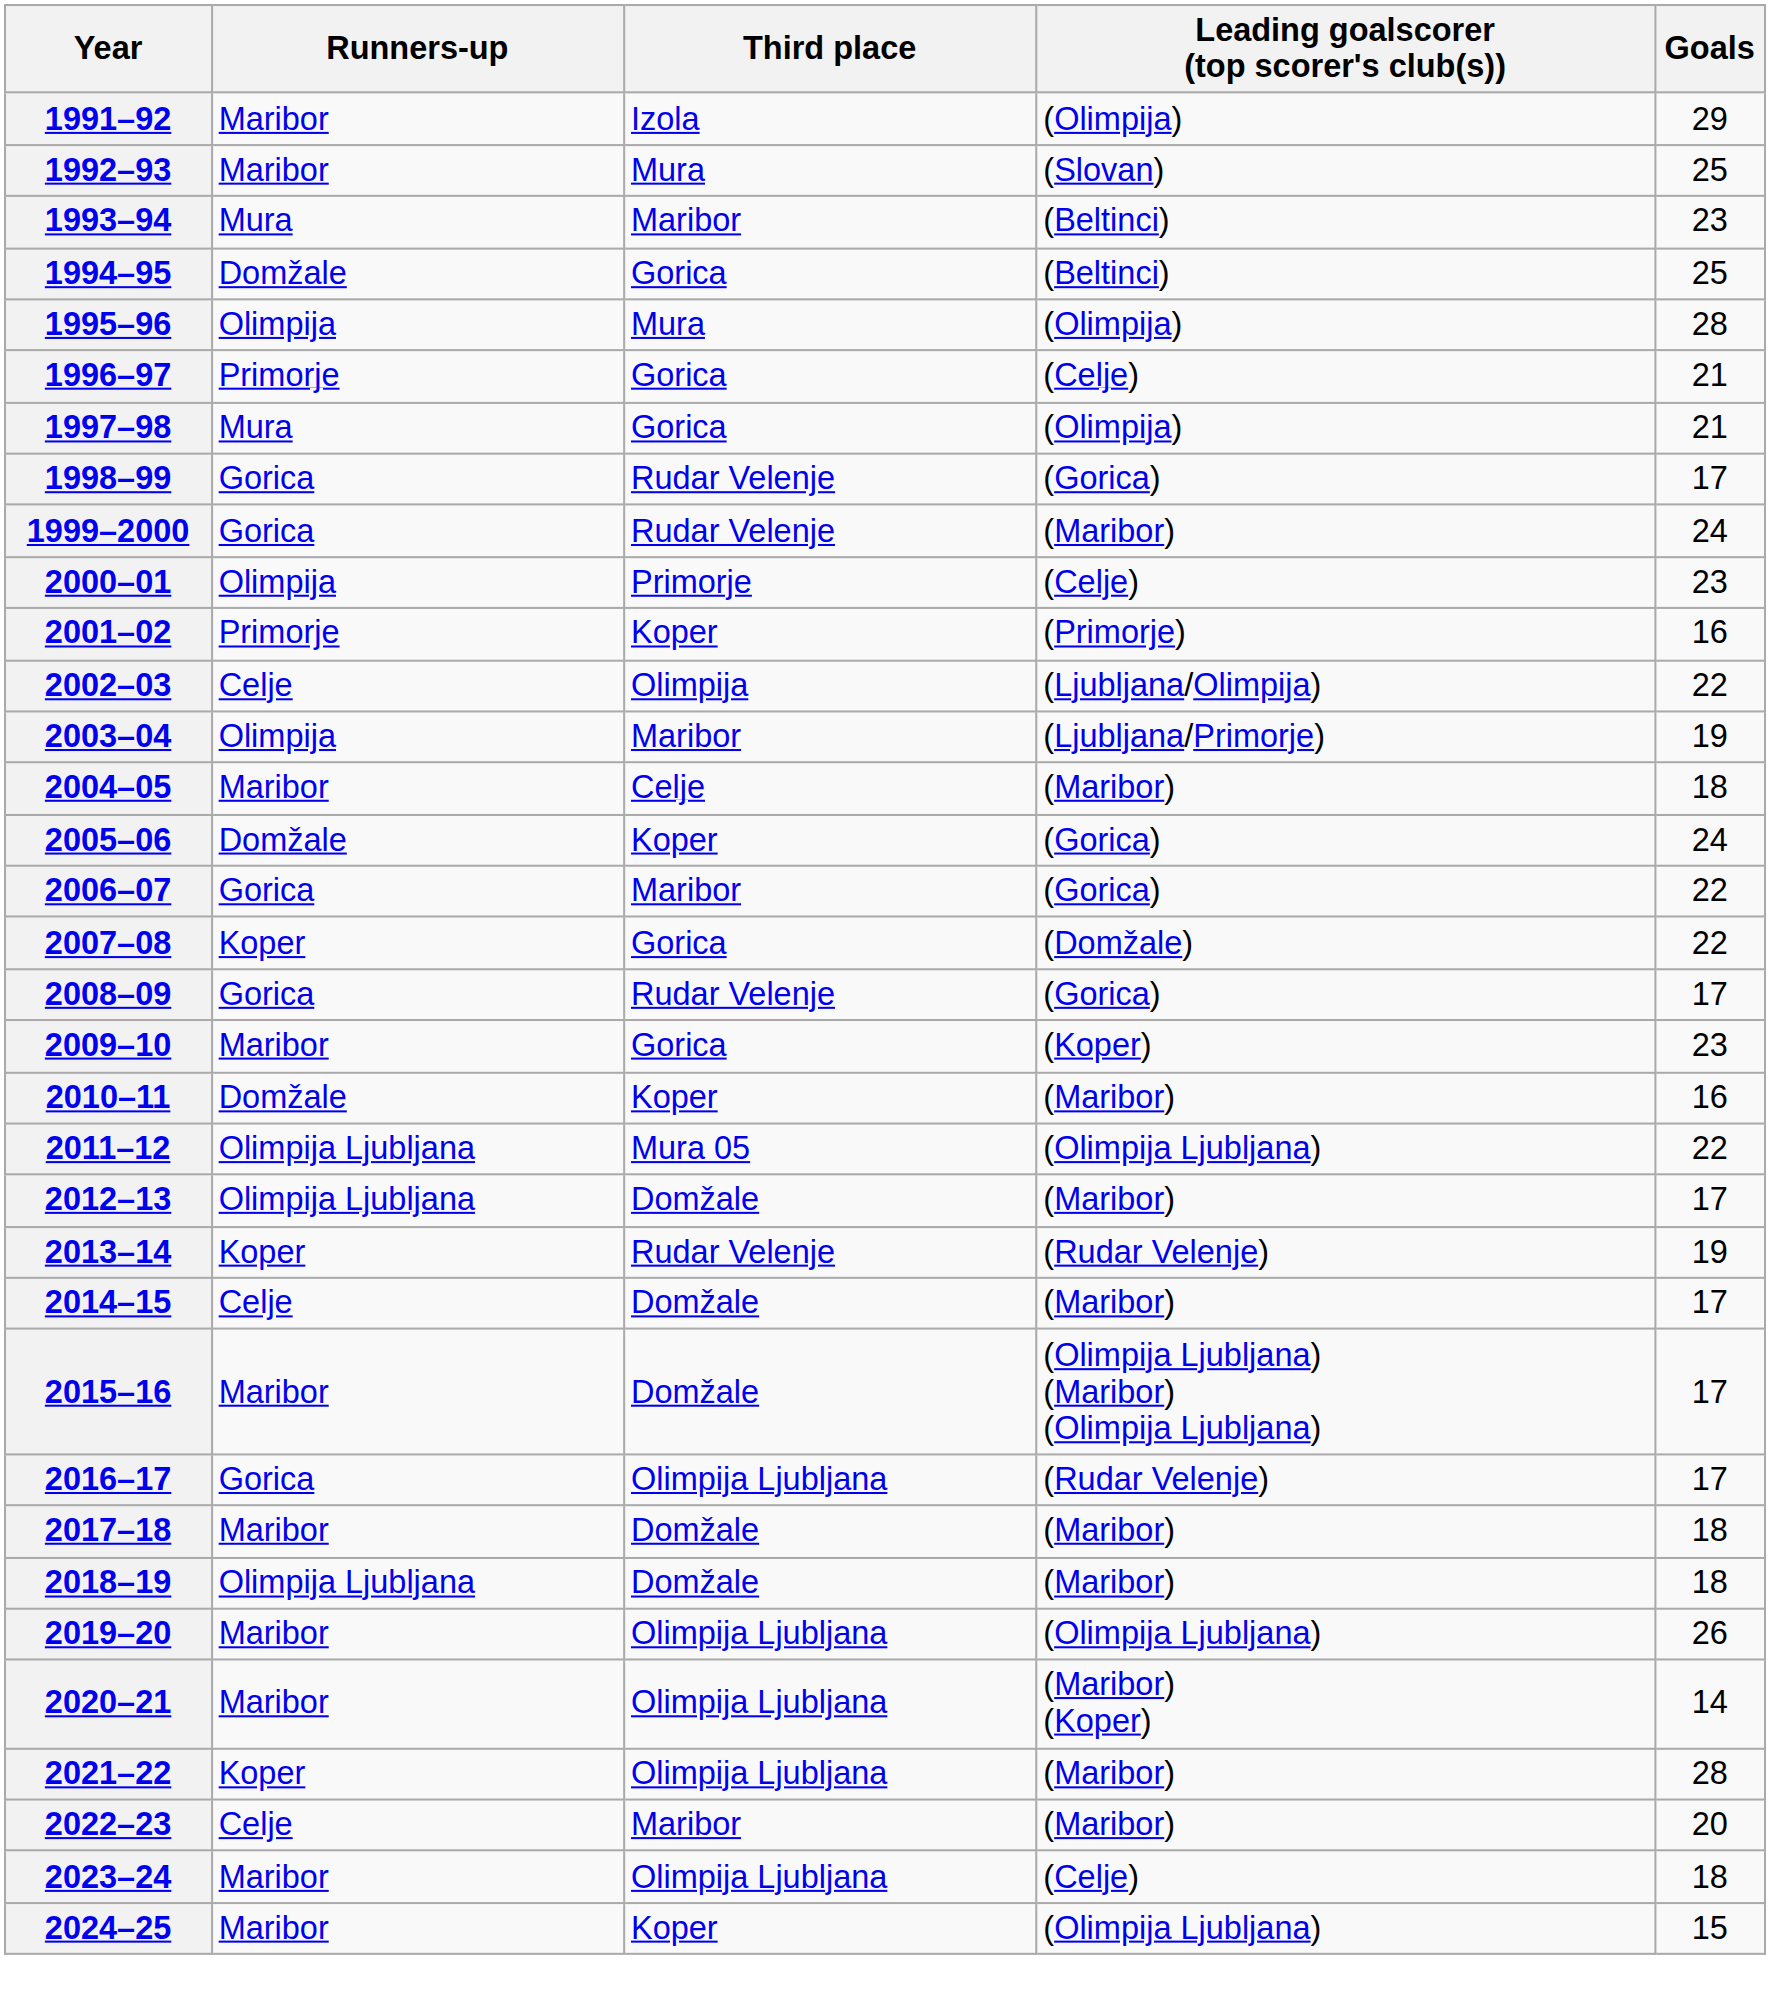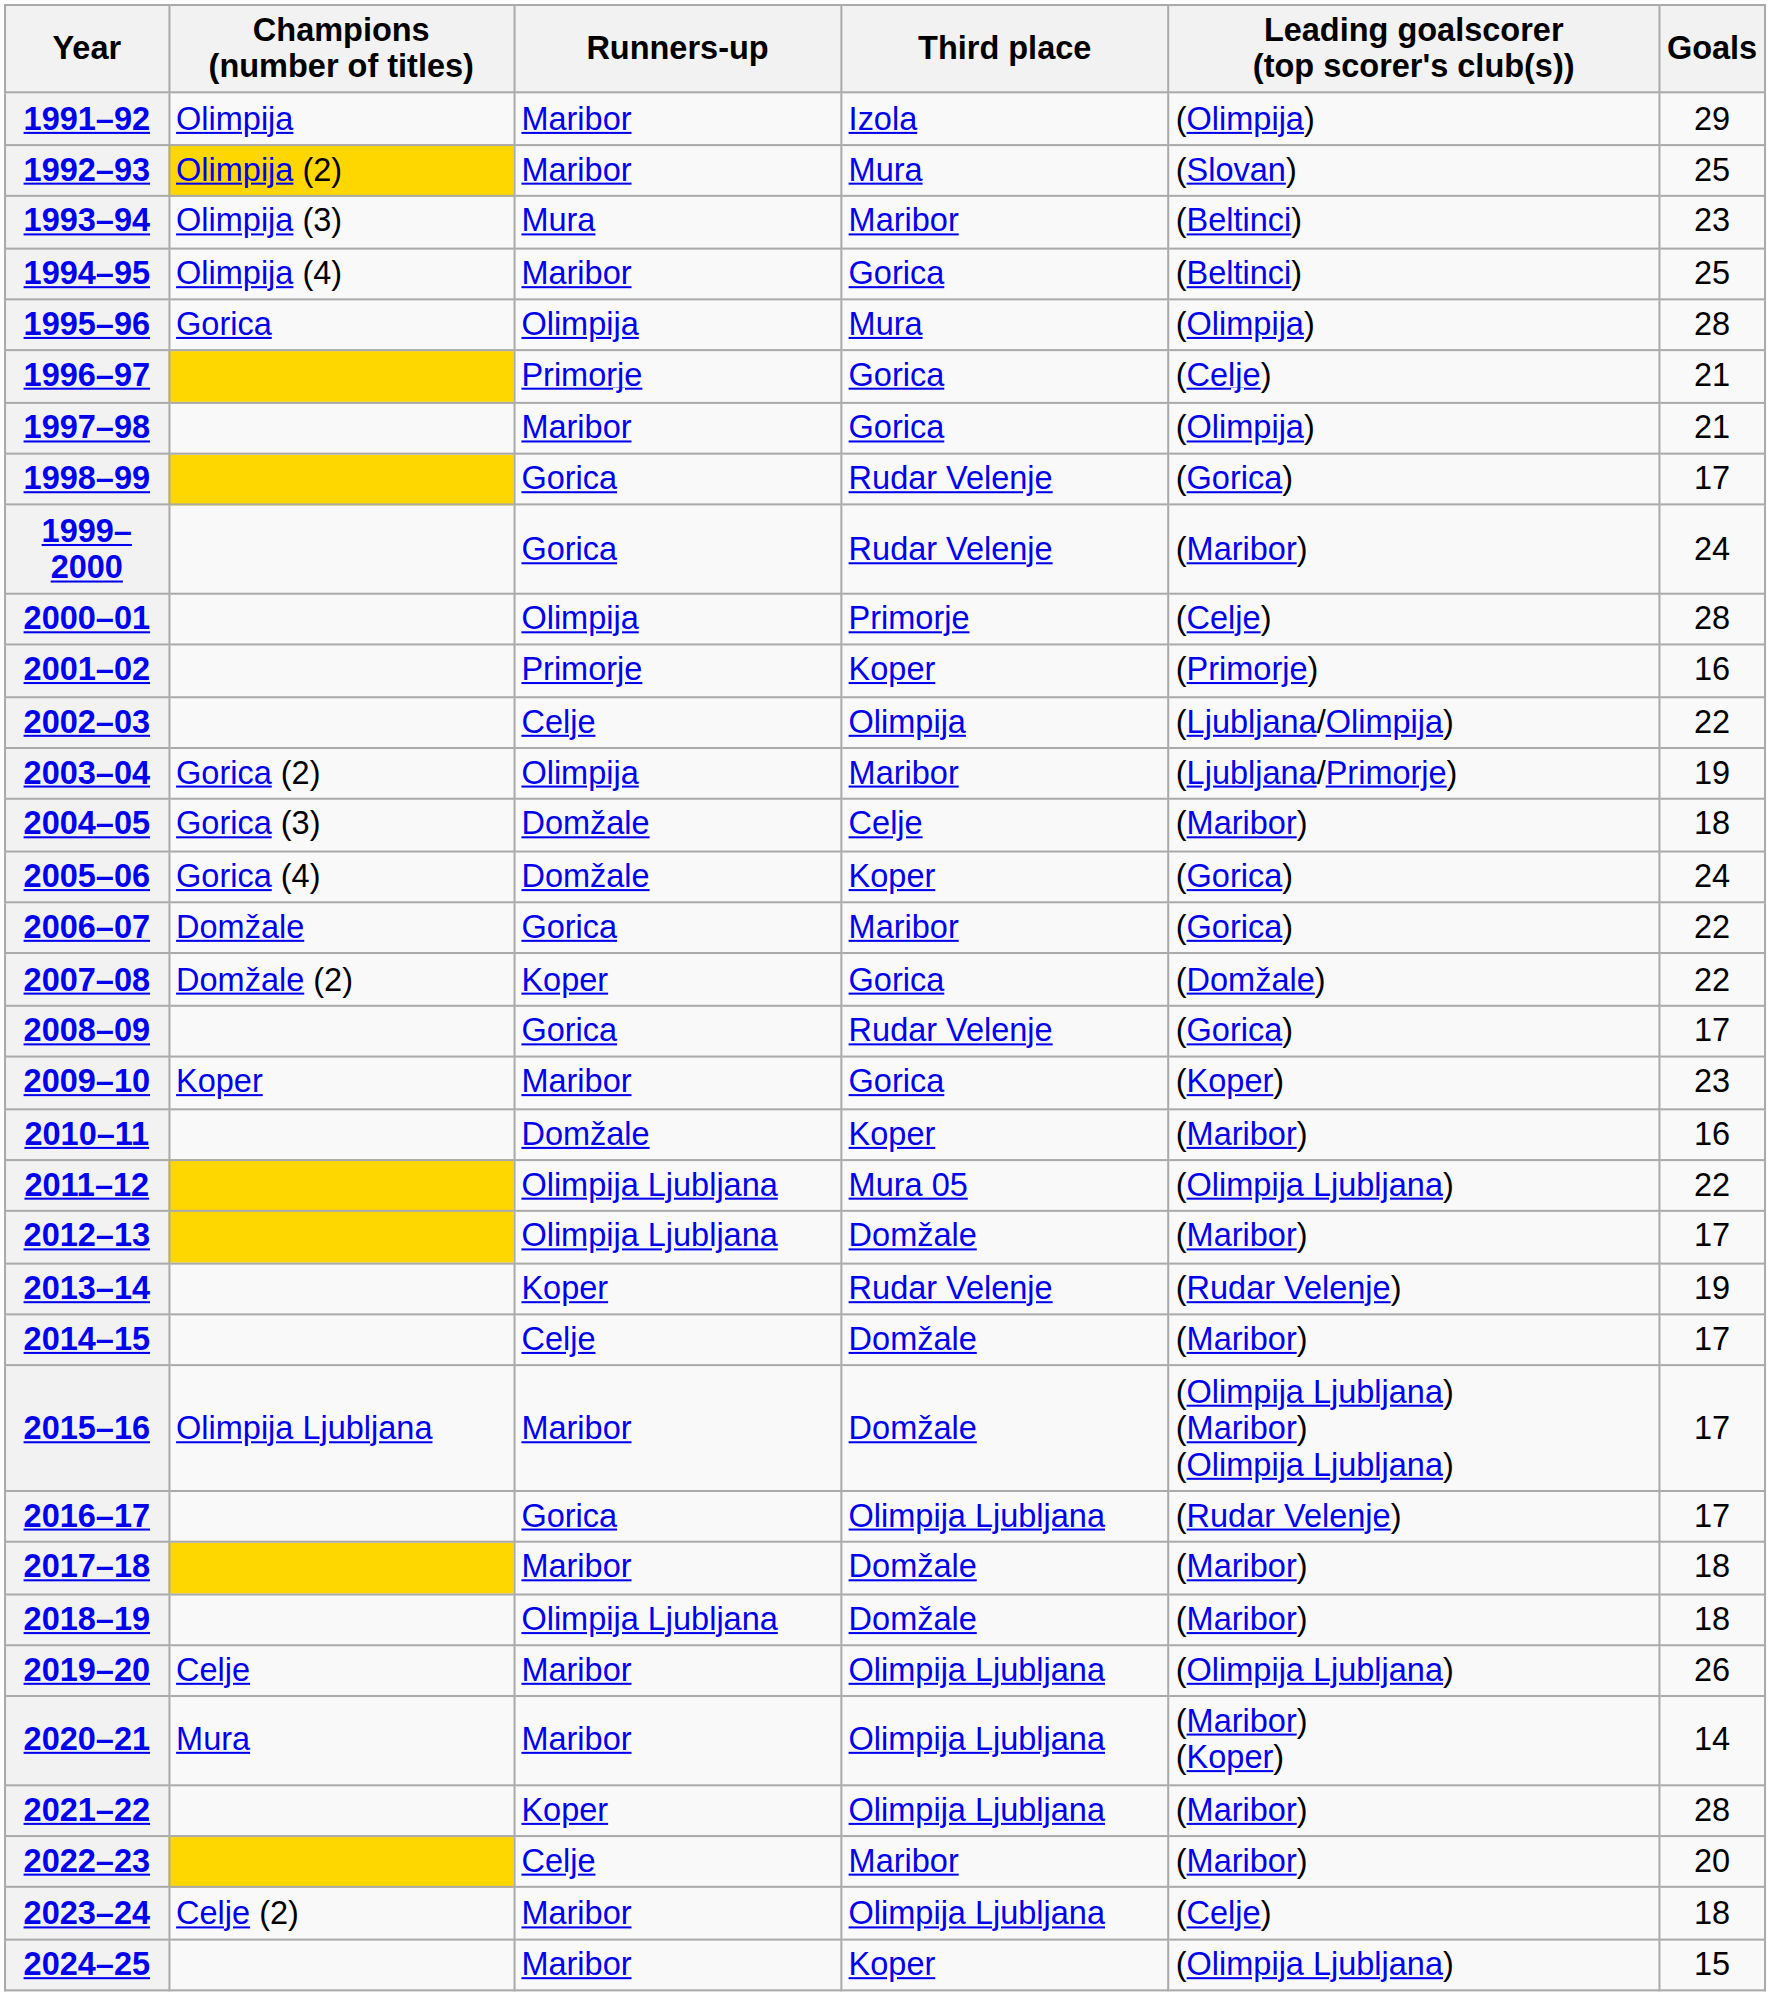+ column: (341, 48)
(283, 272) Domžale -> (576, 272) Maribor
(256, 427) Mura -> (576, 427) Maribor
(1710, 581) 23 -> (1712, 618) 28
(274, 787) Maribor -> (586, 824) Domžale
